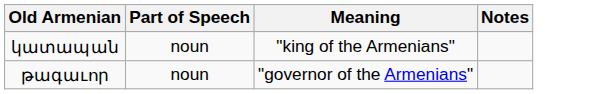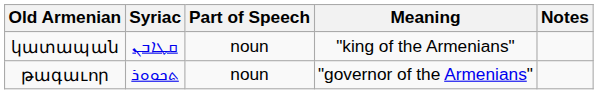+ column: (155, 18)
